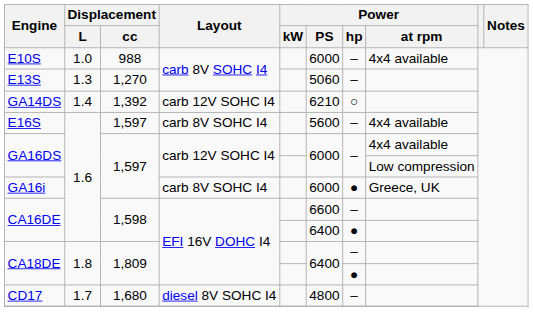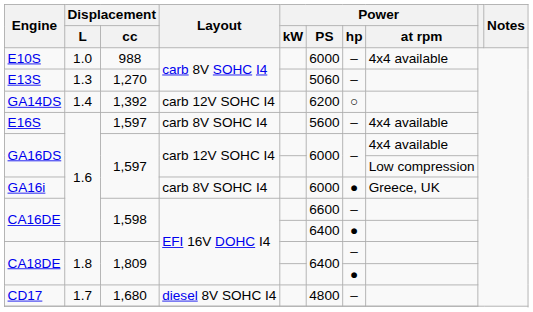(324, 101) 6210 -> (324, 101) 6200
